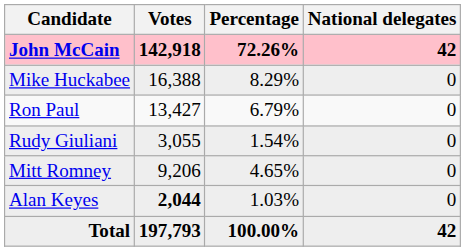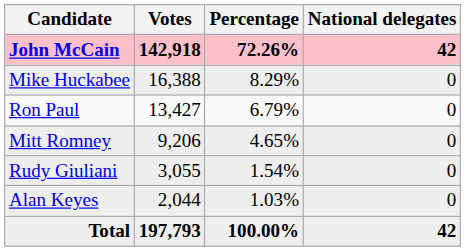rows swapped: (60, 170) <-> (63, 140)
(179, 200) bold -> (179, 200) normal
